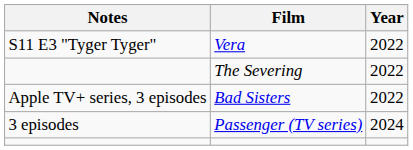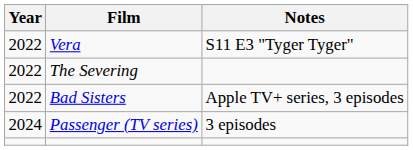columns swapped: (387, 17) <-> (107, 17)
